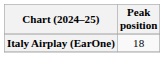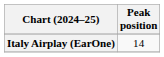(139, 43) 18 -> (139, 43) 14
